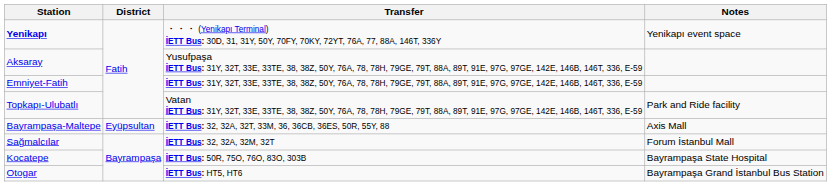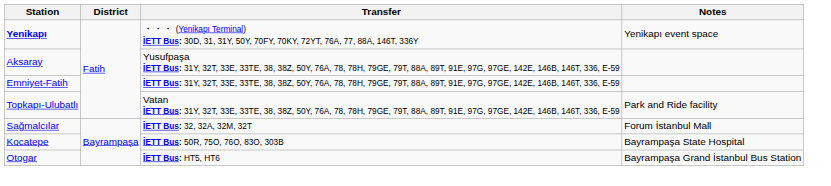- row: (54, 126)
